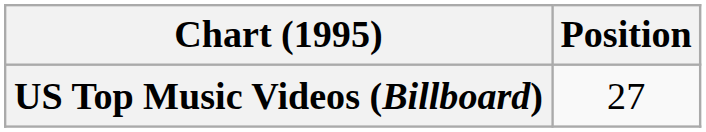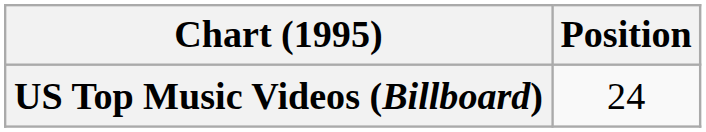(626, 95) 27 -> (626, 95) 24
